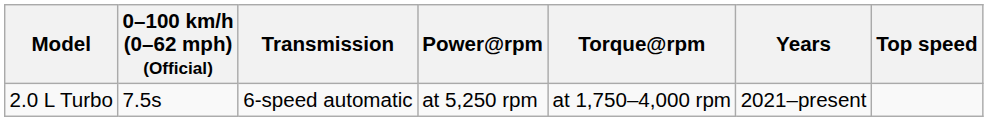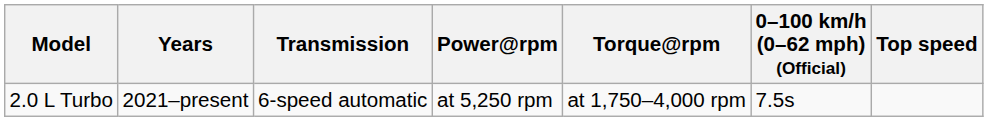columns swapped: (804, 44) <-> (178, 44)
